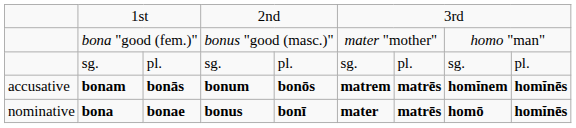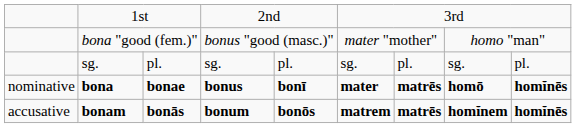rows swapped: (97, 110) <-> (104, 87)
